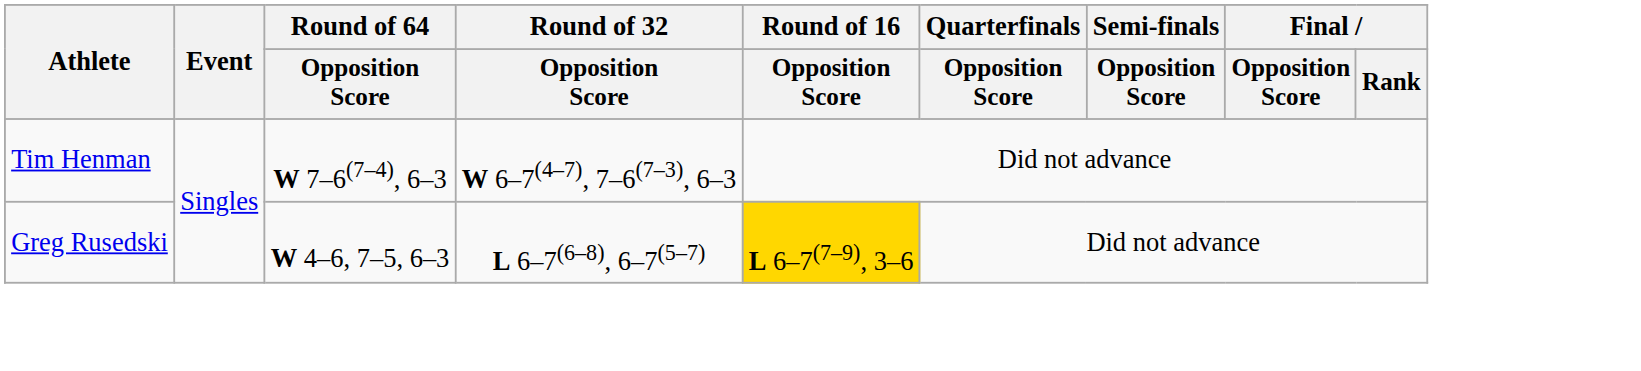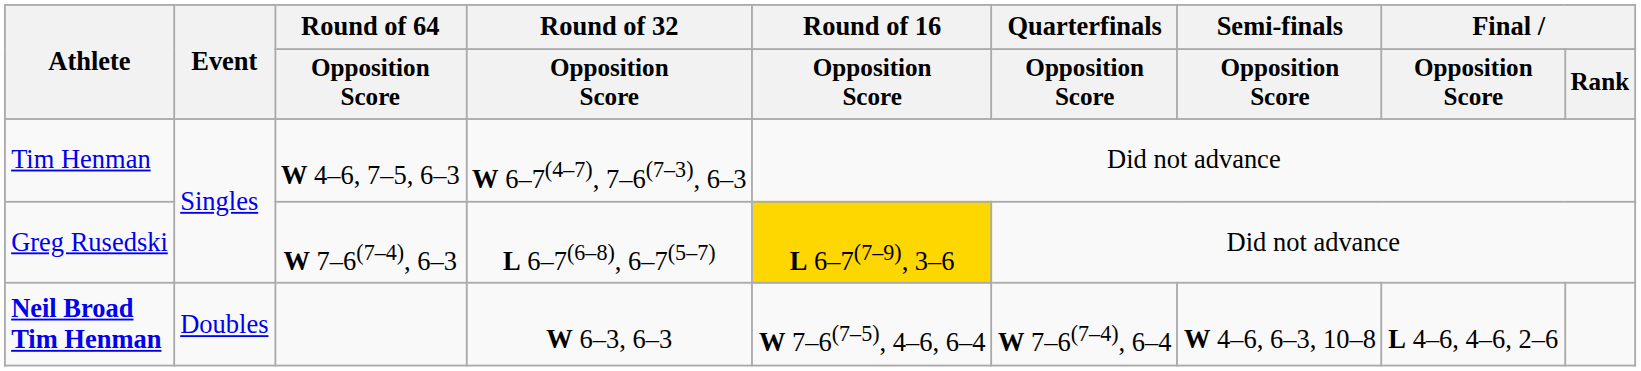(360, 175) W 7–6(7–4), 6–3 -> (370, 175) W 4–6, 7–5, 6–3
(360, 257) W 4–6, 7–5, 6–3 -> (370, 257) W 7–6(7–4), 6–3
+ row: (86, 324)
